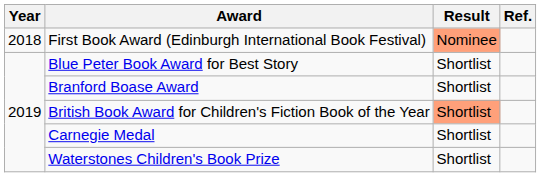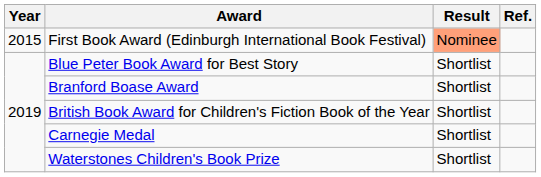(25, 40) 2018 -> (25, 40) 2015
(464, 111) lightsalmon background -> (464, 111) no background
